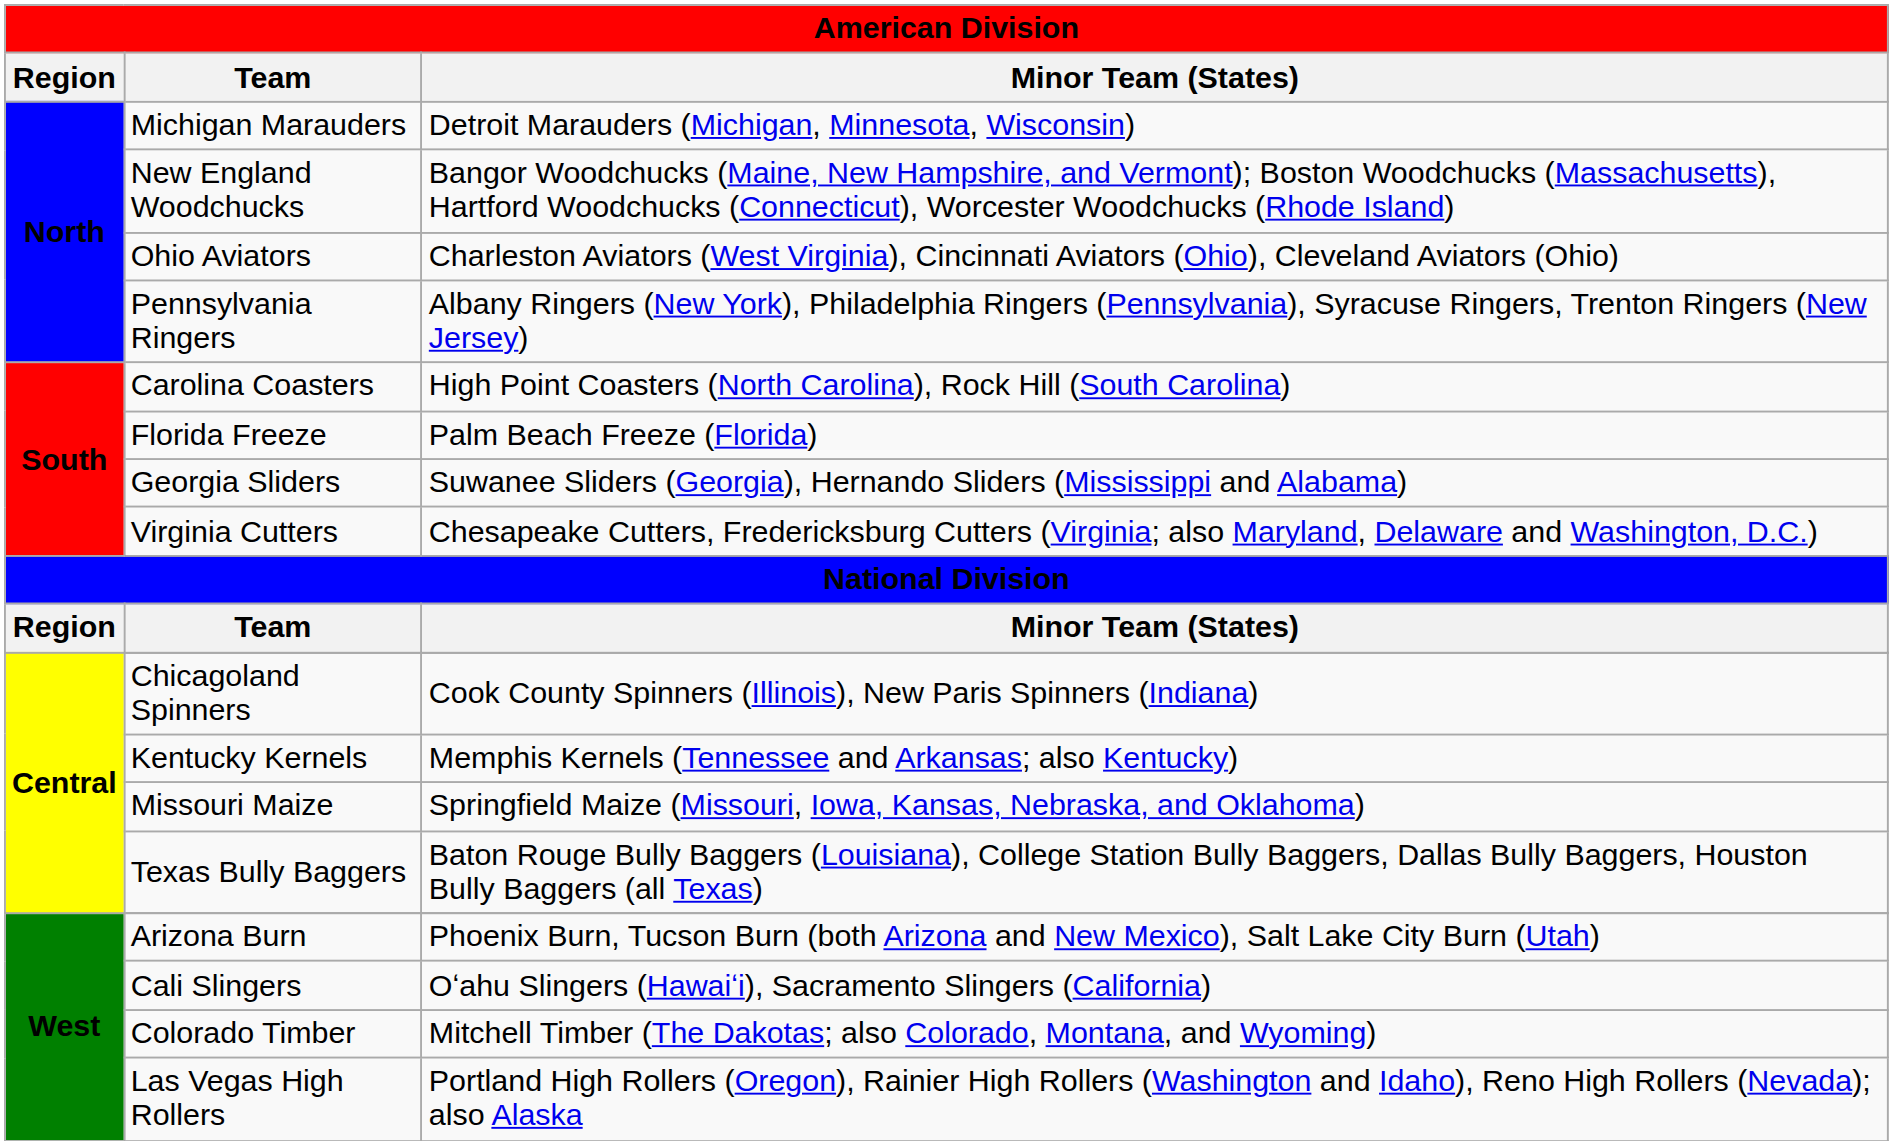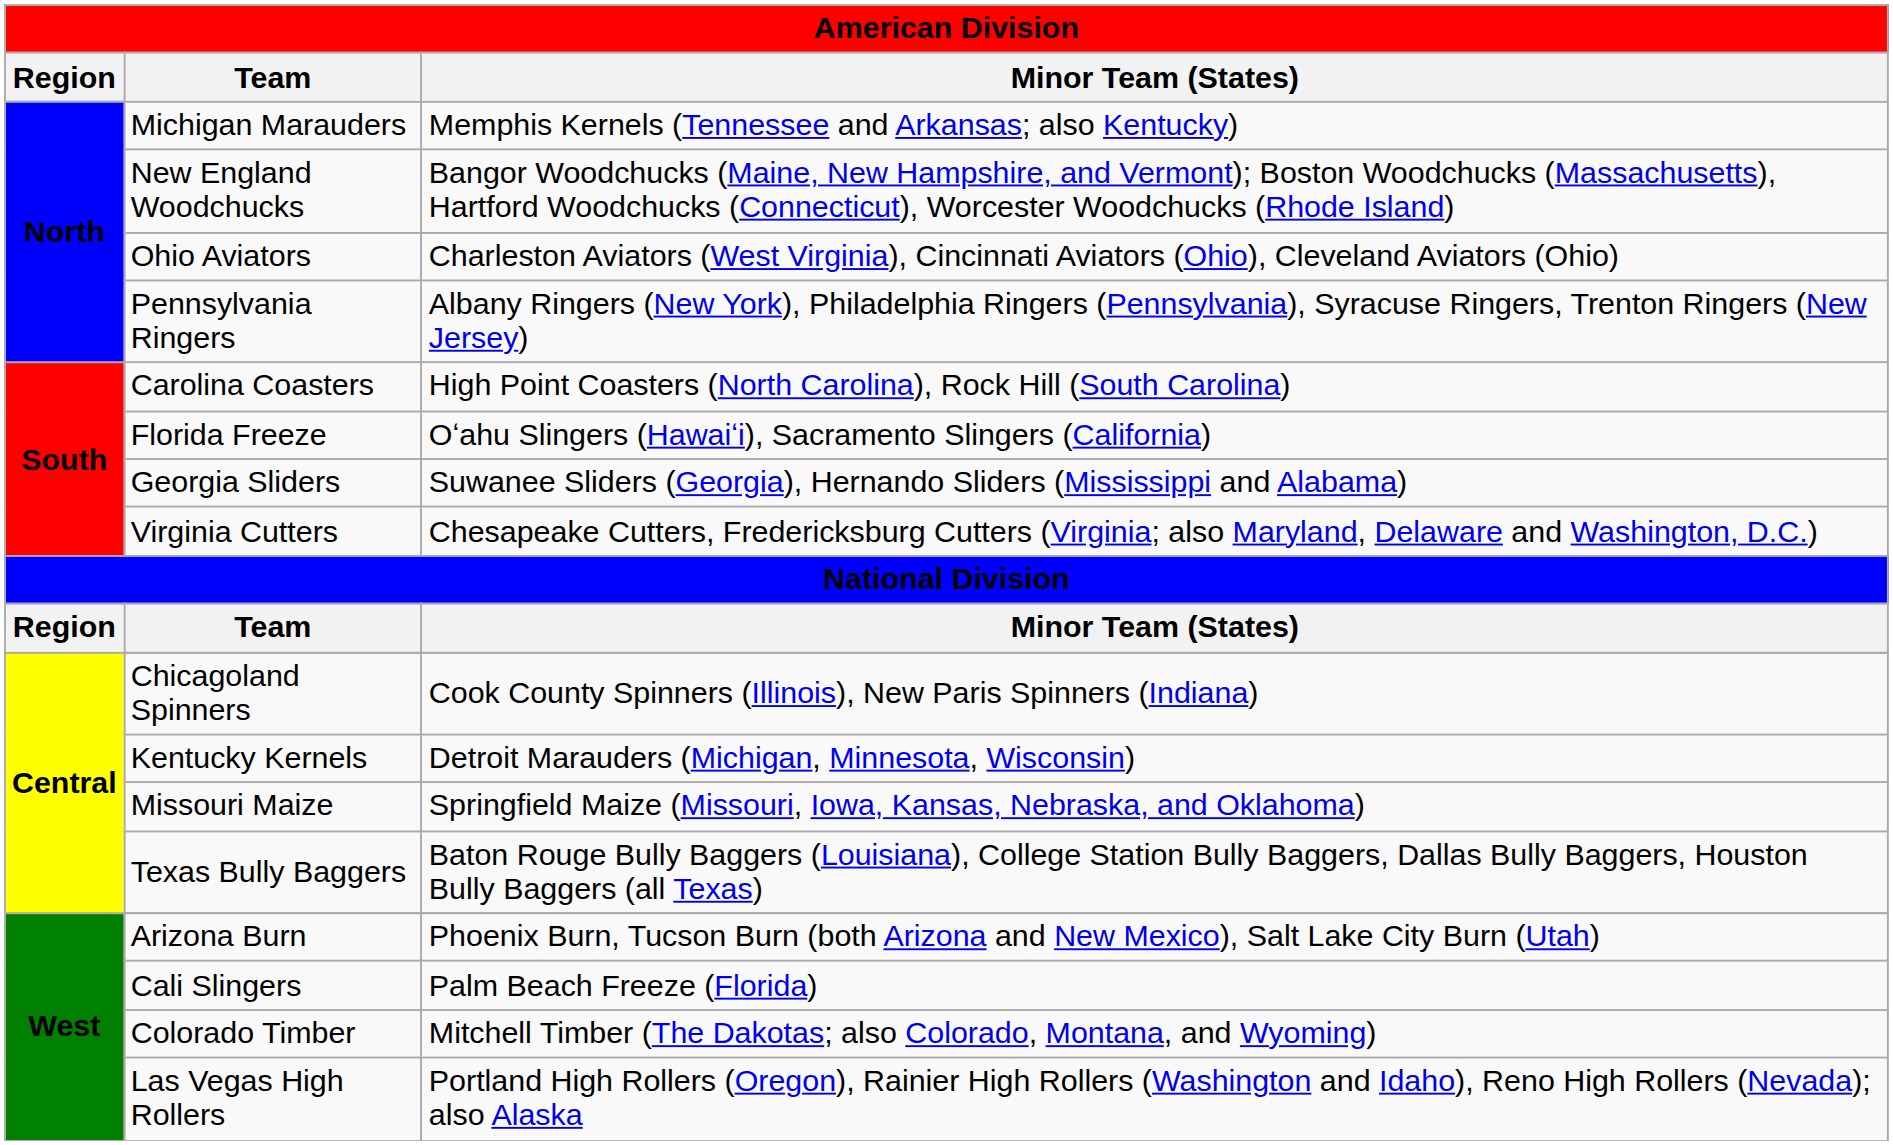(782, 125) Detroit Marauders (Michigan, Minnesota, Wisconsin) -> (834, 125) Memphis Kernels (Tennessee and Arkansas; also Kentucky)
(623, 434) Palm Beach Freeze (Florida) -> (820, 434) Oʻahu Slingers (Hawaiʻi), Sacramento Slingers (California)
(834, 757) Memphis Kernels (Tennessee and Arkansas; also Kentucky) -> (782, 757) Detroit Marauders (Michigan, Minnesota, Wisconsin)
(820, 985) Oʻahu Slingers (Hawaiʻi), Sacramento Slingers (California) -> (623, 985) Palm Beach Freeze (Florida)
